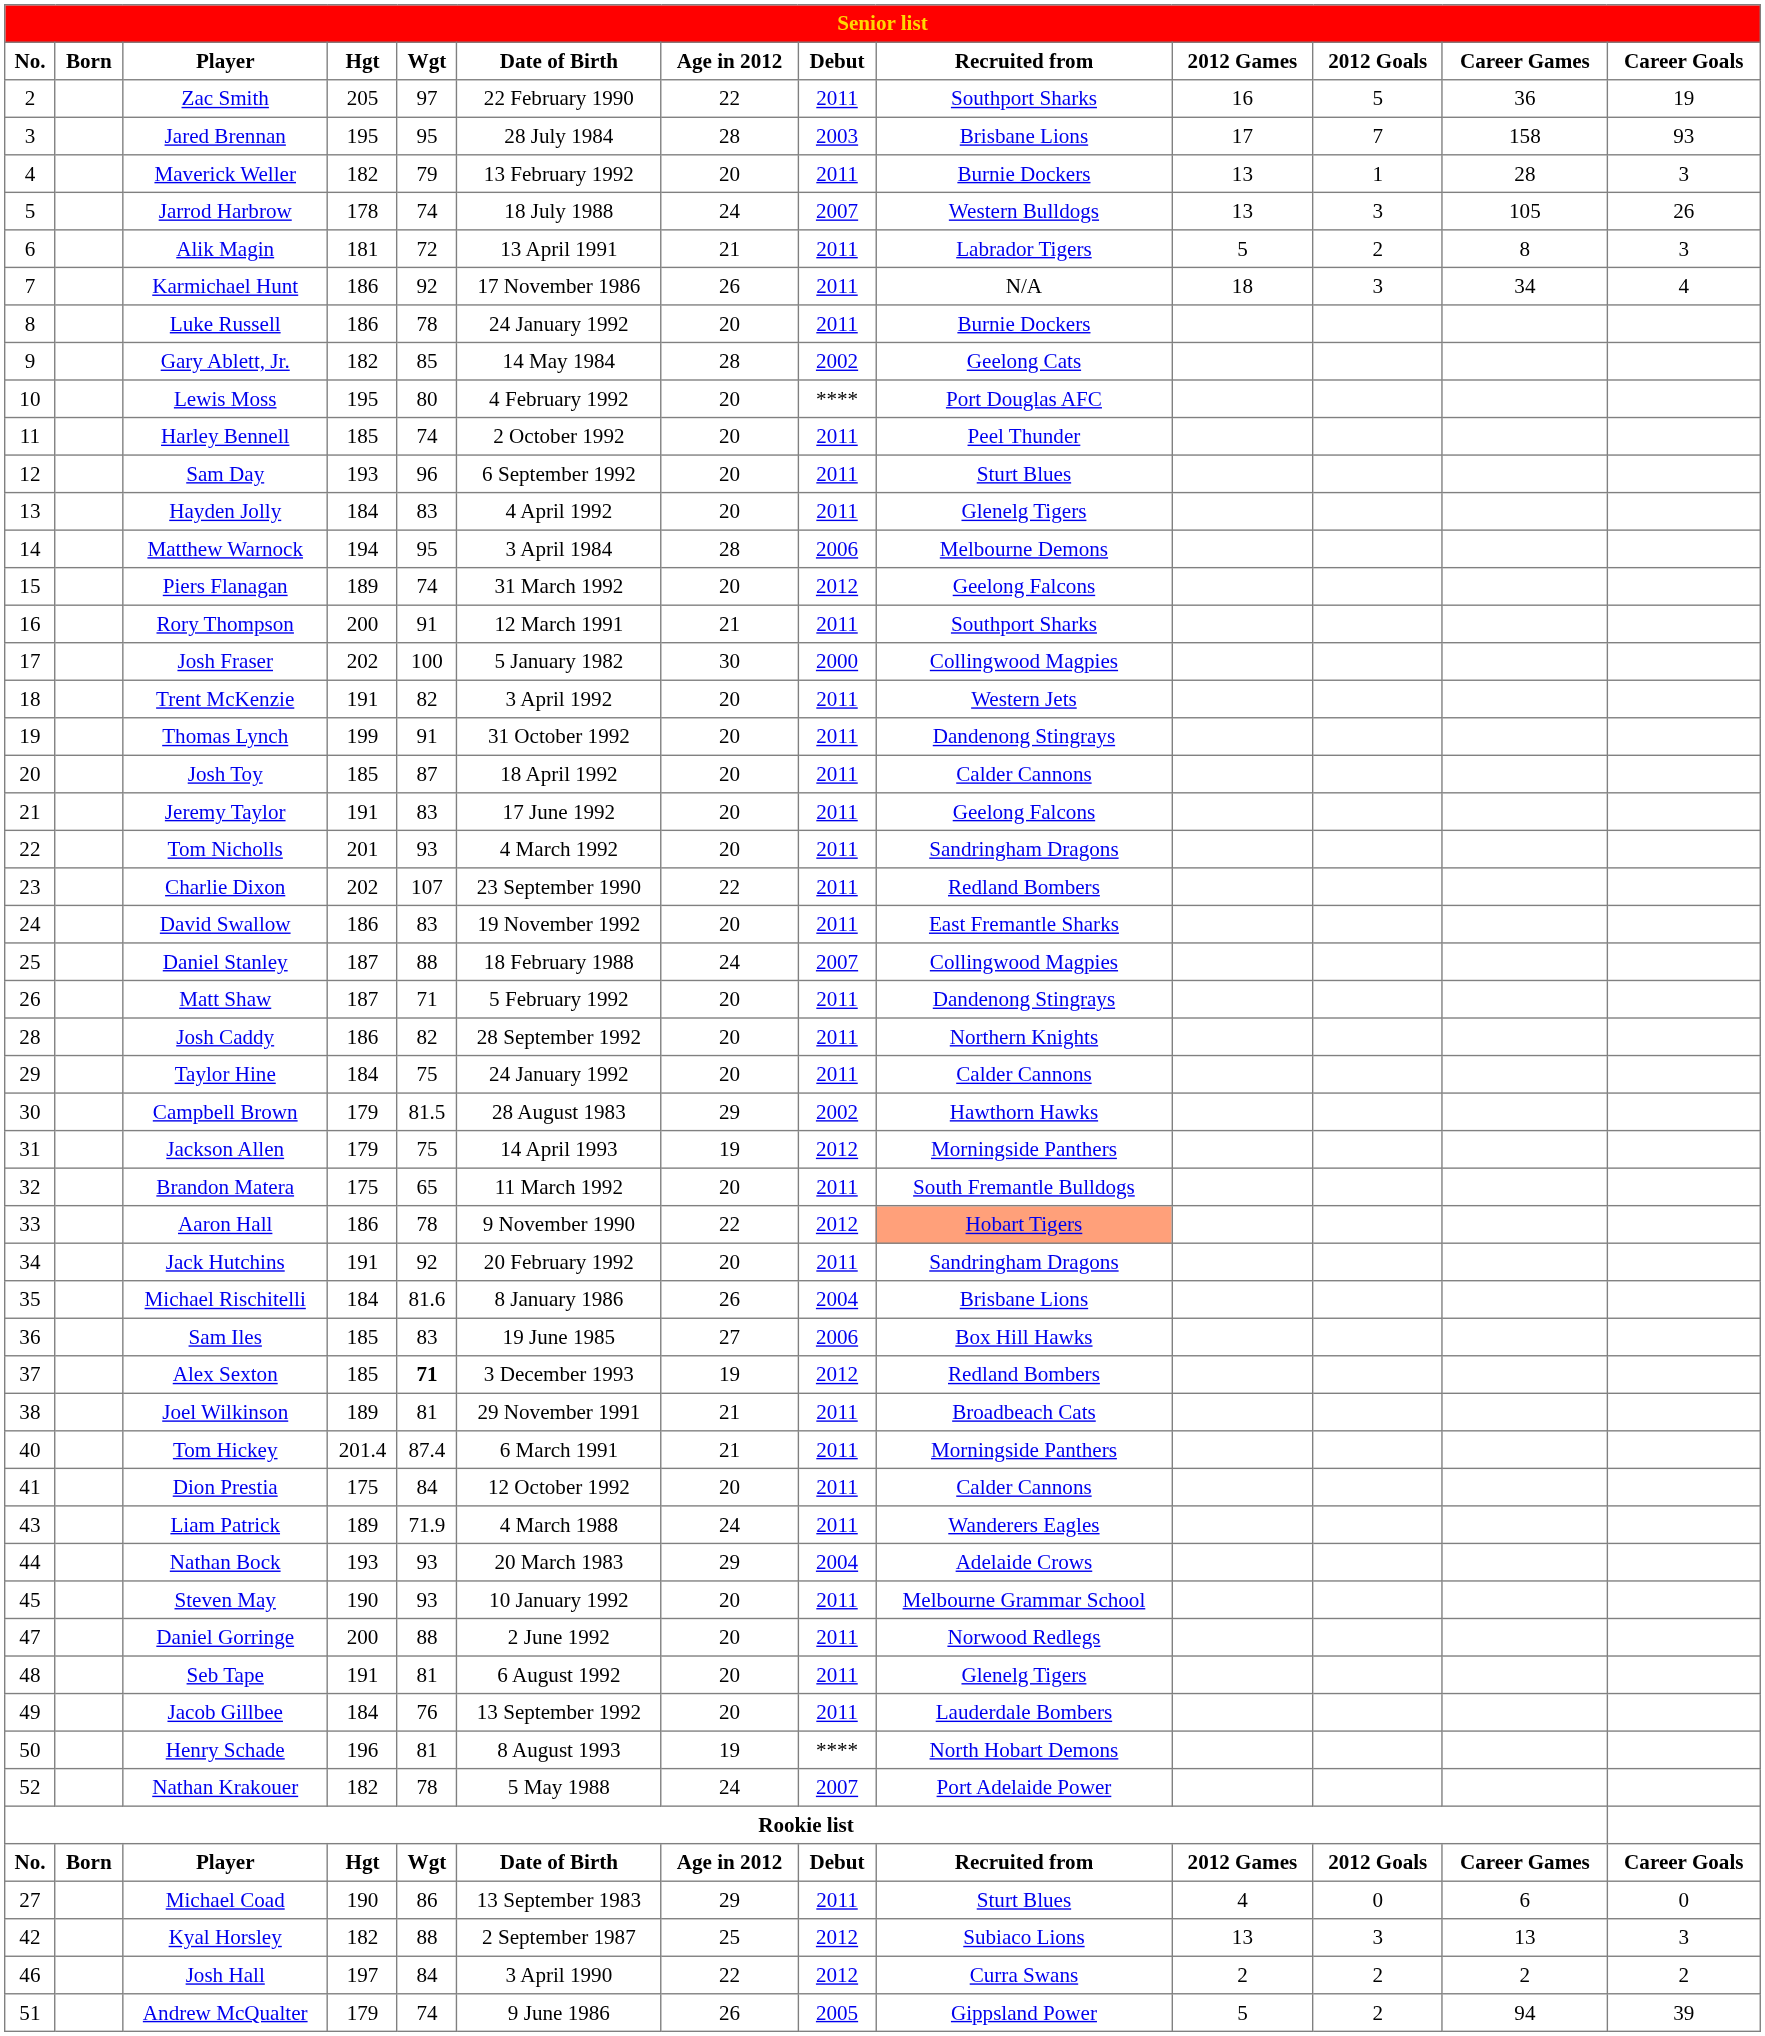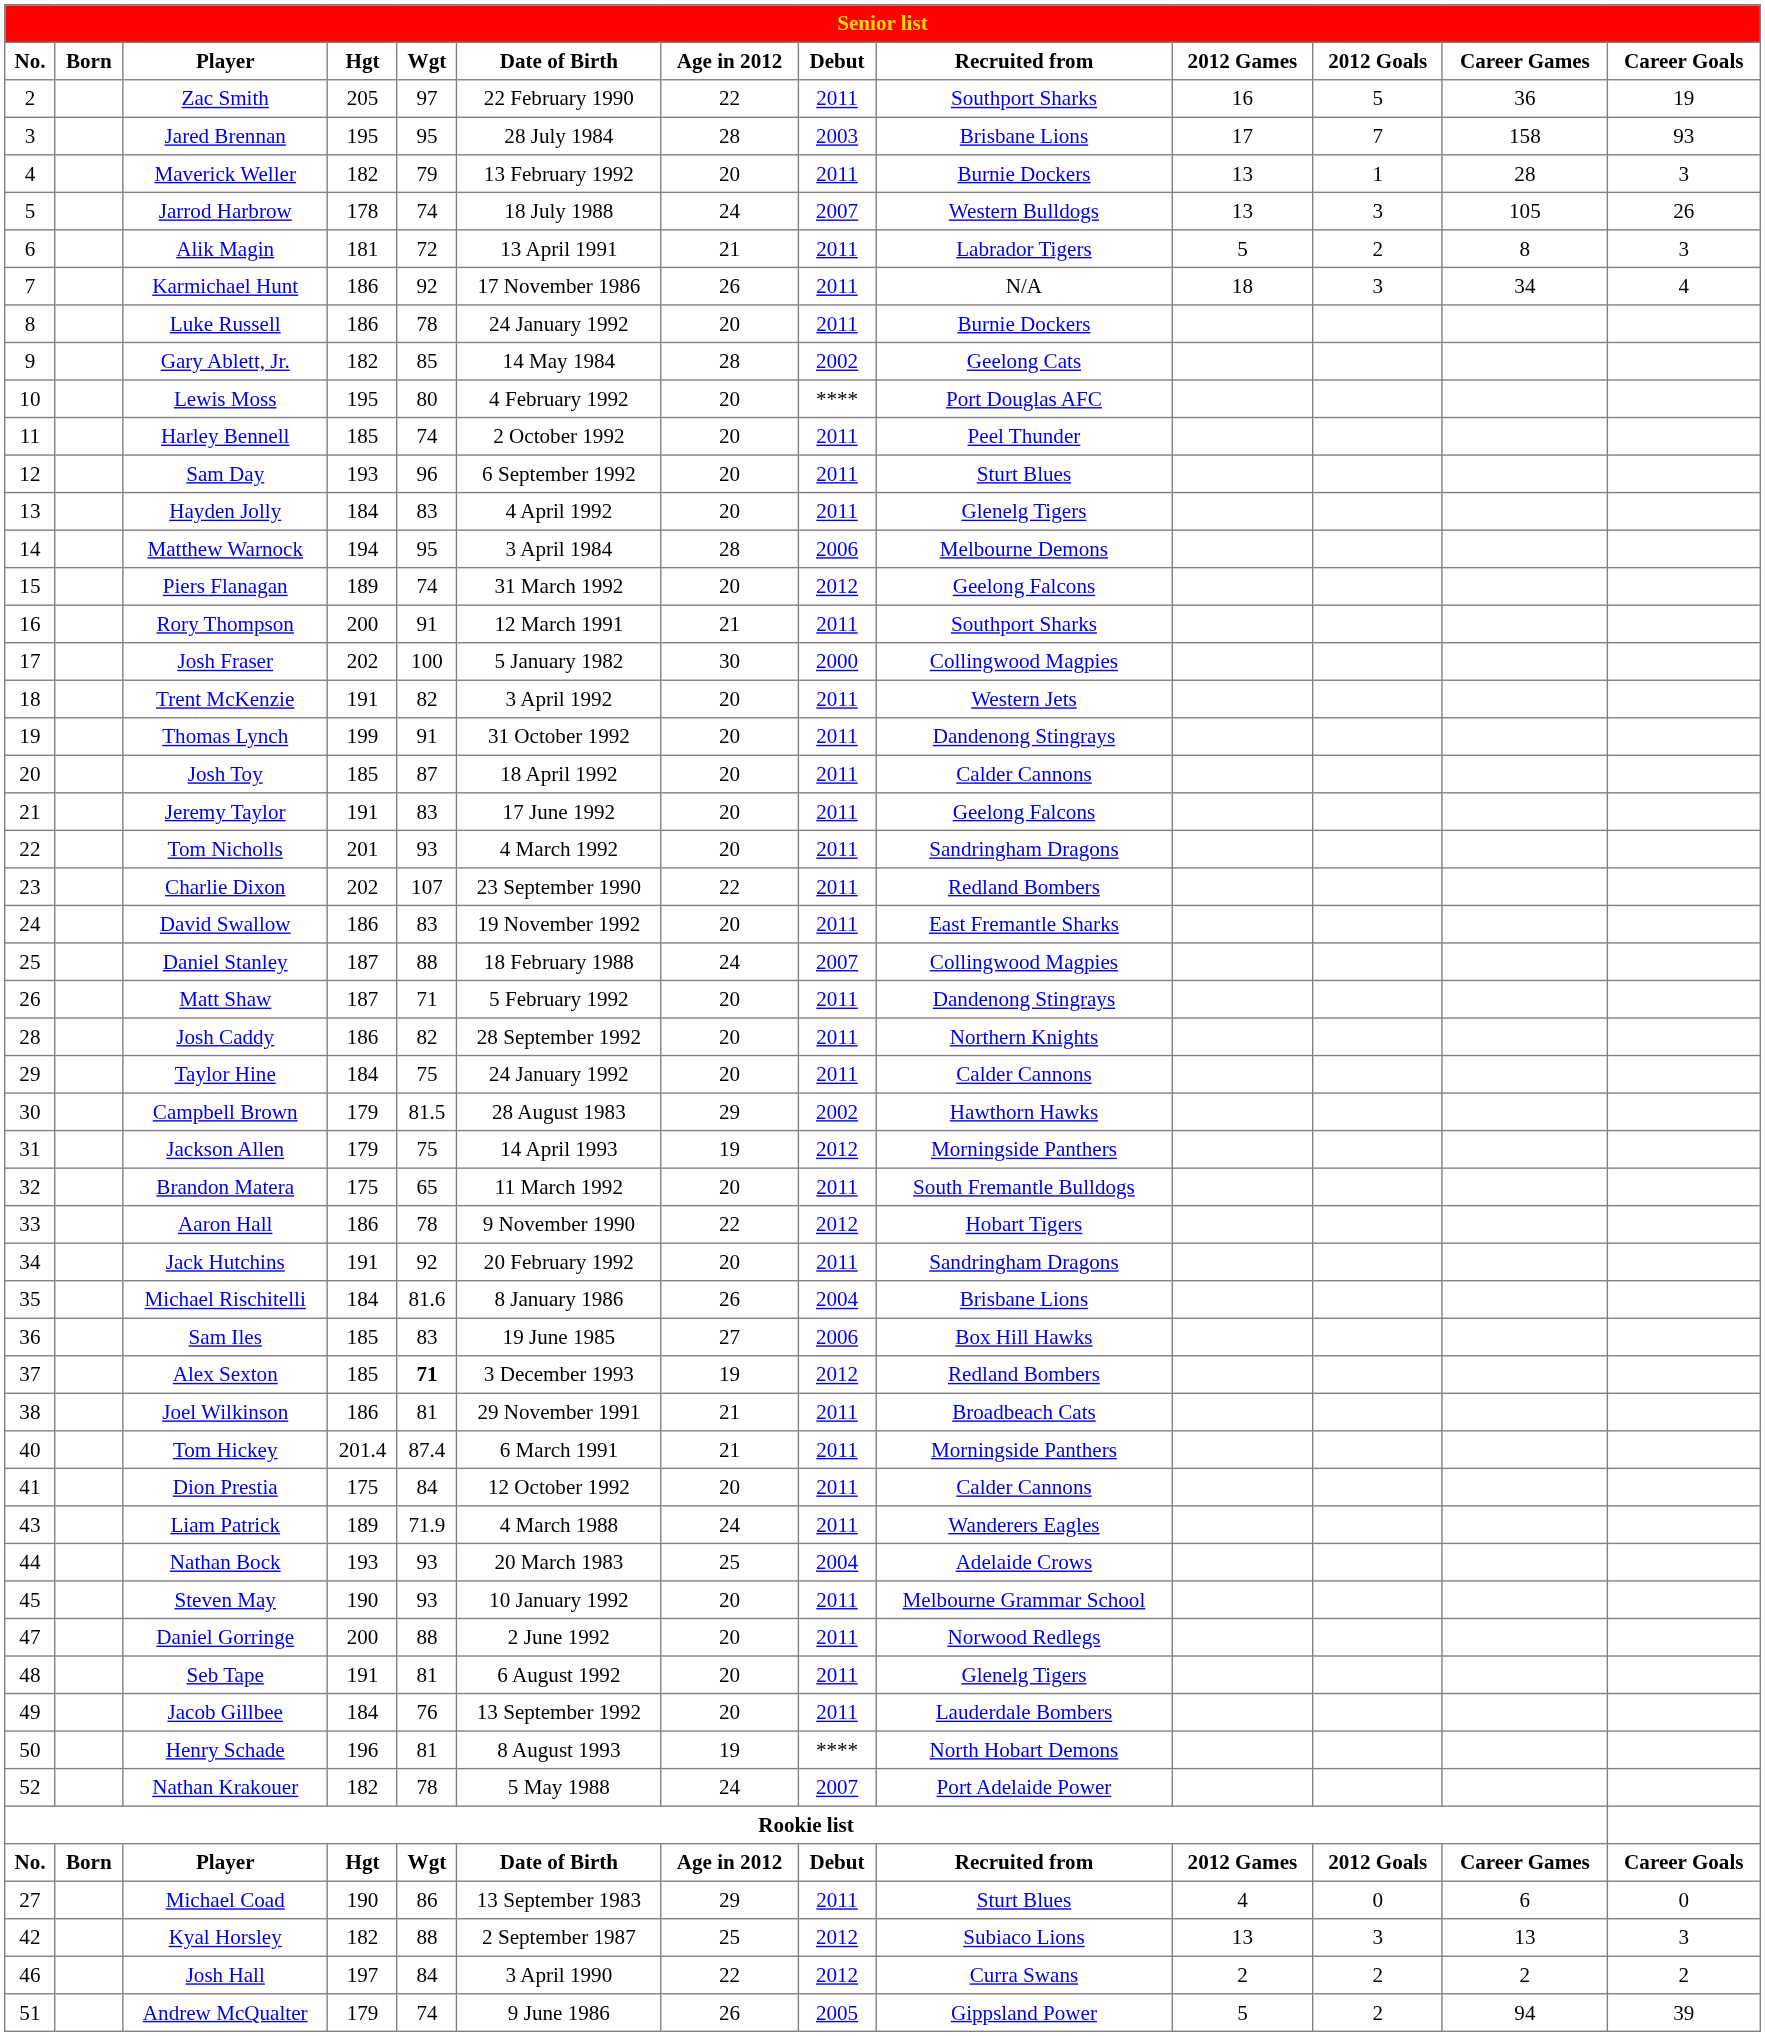(1024, 1224) lightsalmon background -> (1024, 1224) no background
(363, 1411) 189 -> (363, 1411) 186
(730, 1561) 29 -> (730, 1561) 25
